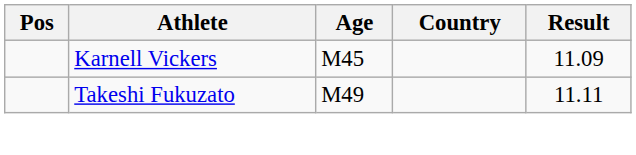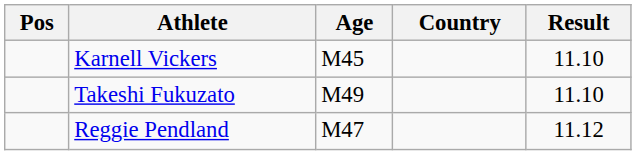(579, 58) 11.09 -> (579, 58) 11.10
(579, 94) 11.11 -> (579, 94) 11.10
+ row: (152, 130)
